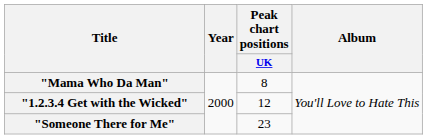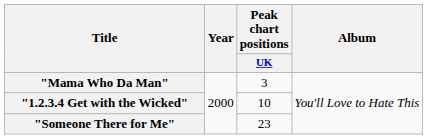(264, 82) 8 -> (264, 82) 3
(264, 103) 12 -> (264, 103) 10
